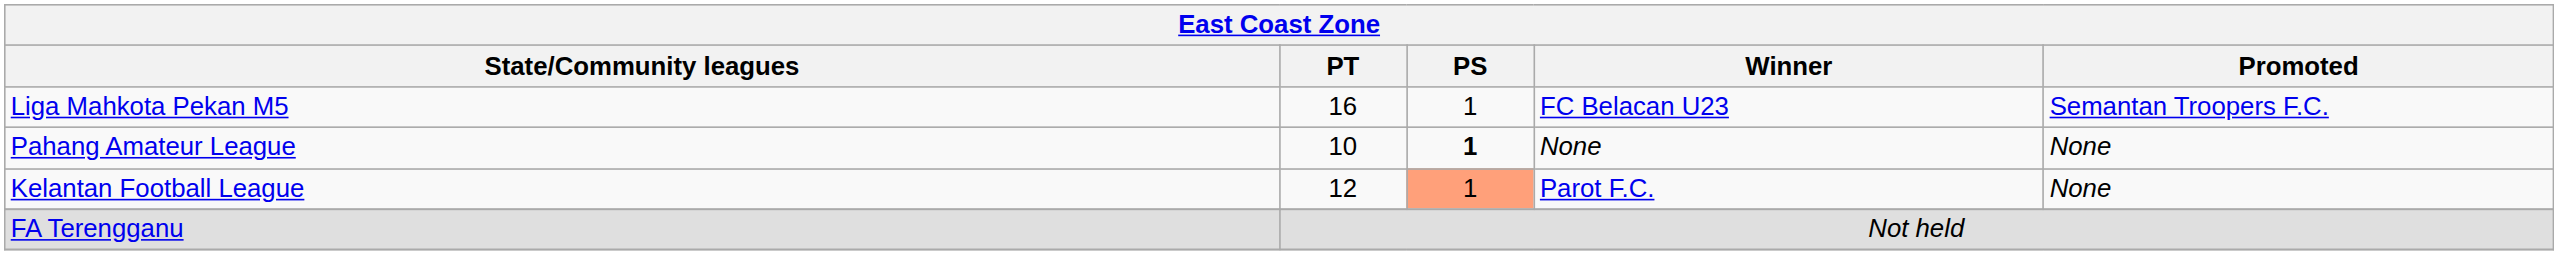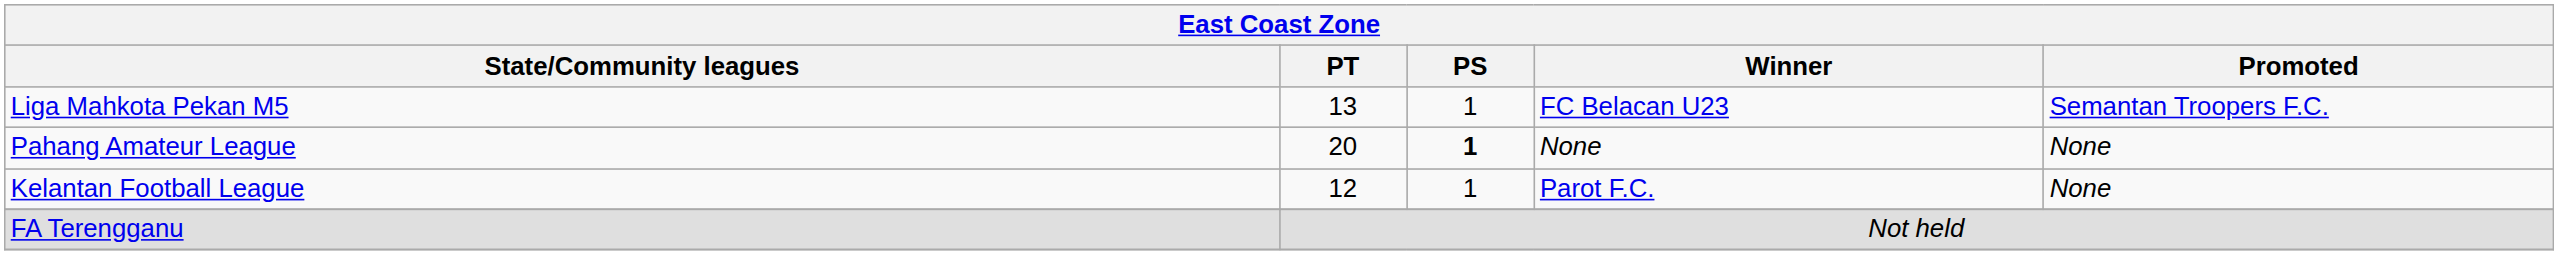(1343, 106) 16 -> (1343, 106) 13
(1343, 147) 10 -> (1343, 147) 20
(1470, 188) lightsalmon background -> (1470, 188) no background
